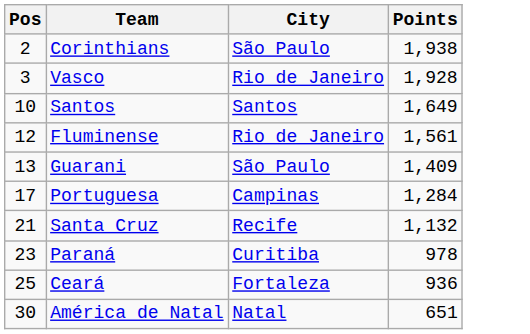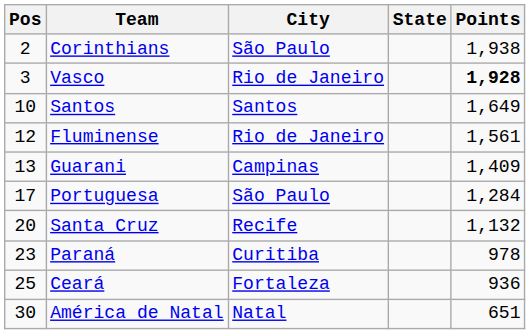+ column: (420, 19)
(431, 78) normal -> (493, 78) bold
(281, 167) São Paulo -> (276, 167) Campinas
(276, 196) Campinas -> (281, 196) São Paulo
(25, 226) 21 -> (25, 226) 20
